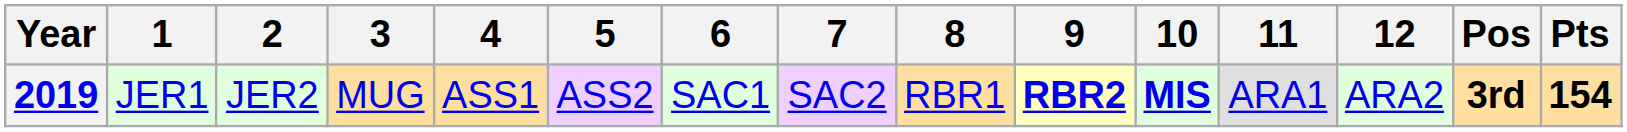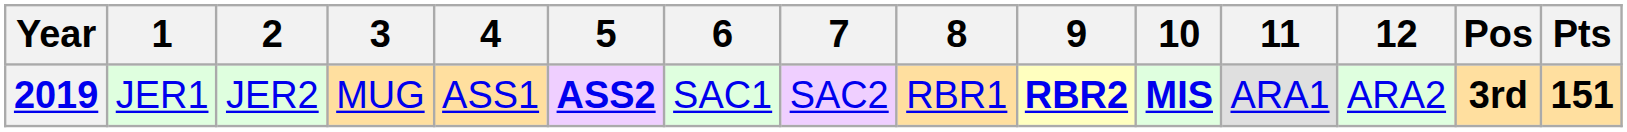(605, 94) normal -> (606, 94) bold
(1580, 94) 154 -> (1582, 94) 151
